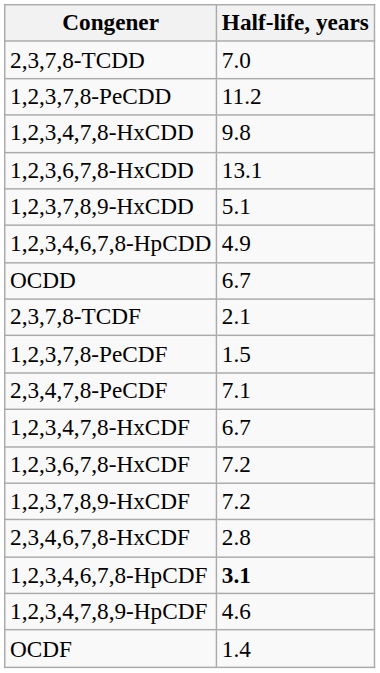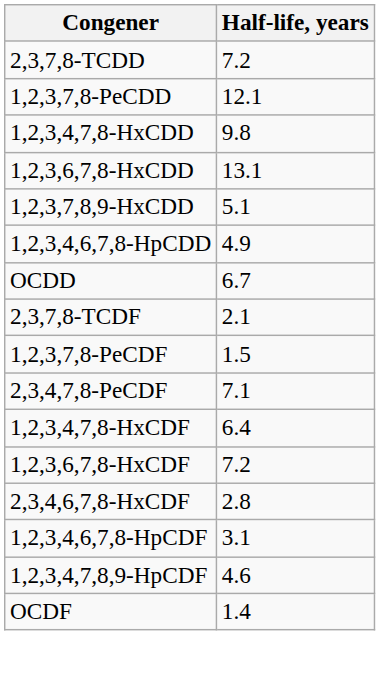(236, 59) 7.0 -> (236, 59) 7.2
(242, 96) 11.2 -> (242, 96) 12.1
(236, 427) 6.7 -> (236, 427) 6.4
- row: (100, 501)
(236, 574) bold -> (236, 538) normal
